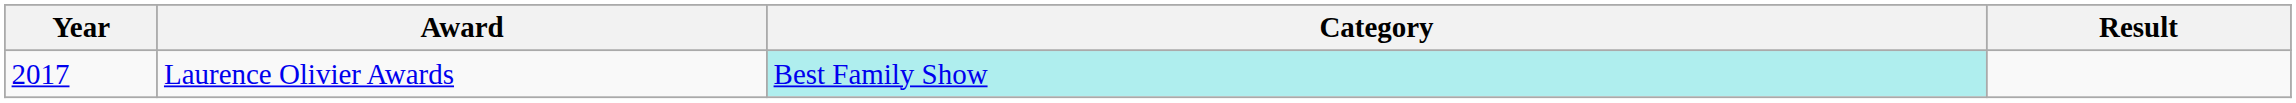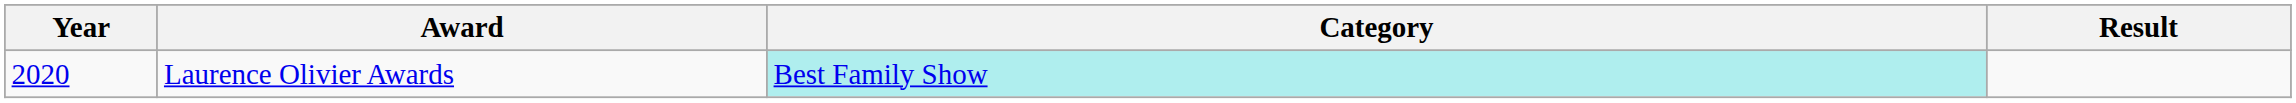(41, 73) 2017 -> (41, 73) 2020
